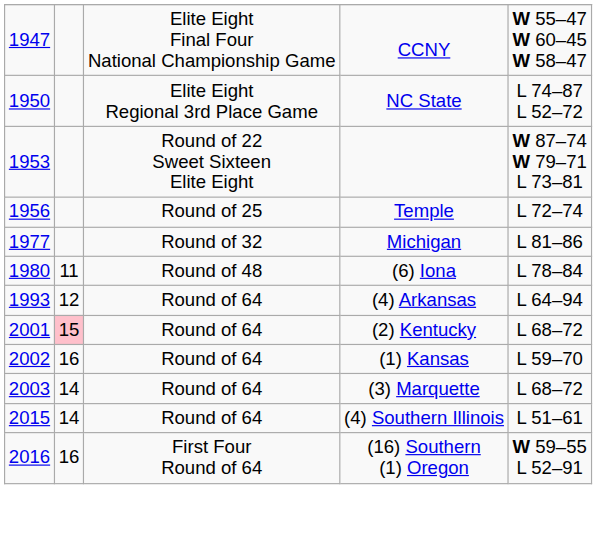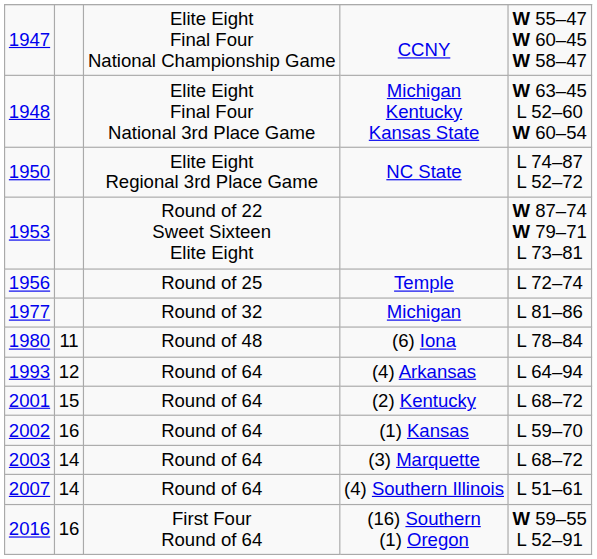+ row: (424, 111)
(69, 329) pink background -> (69, 400) no background
(30, 417) 2015 -> (30, 489) 2007
